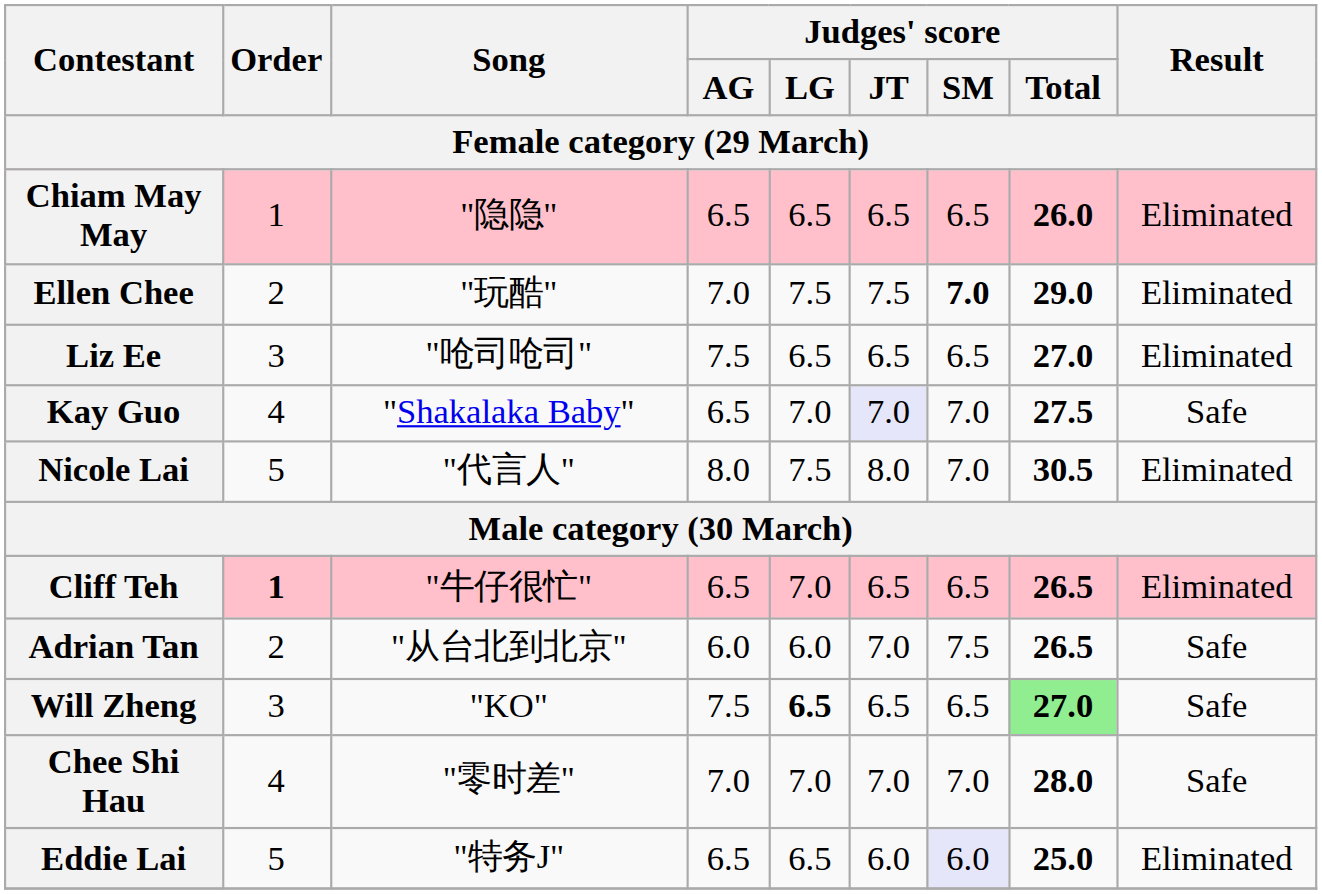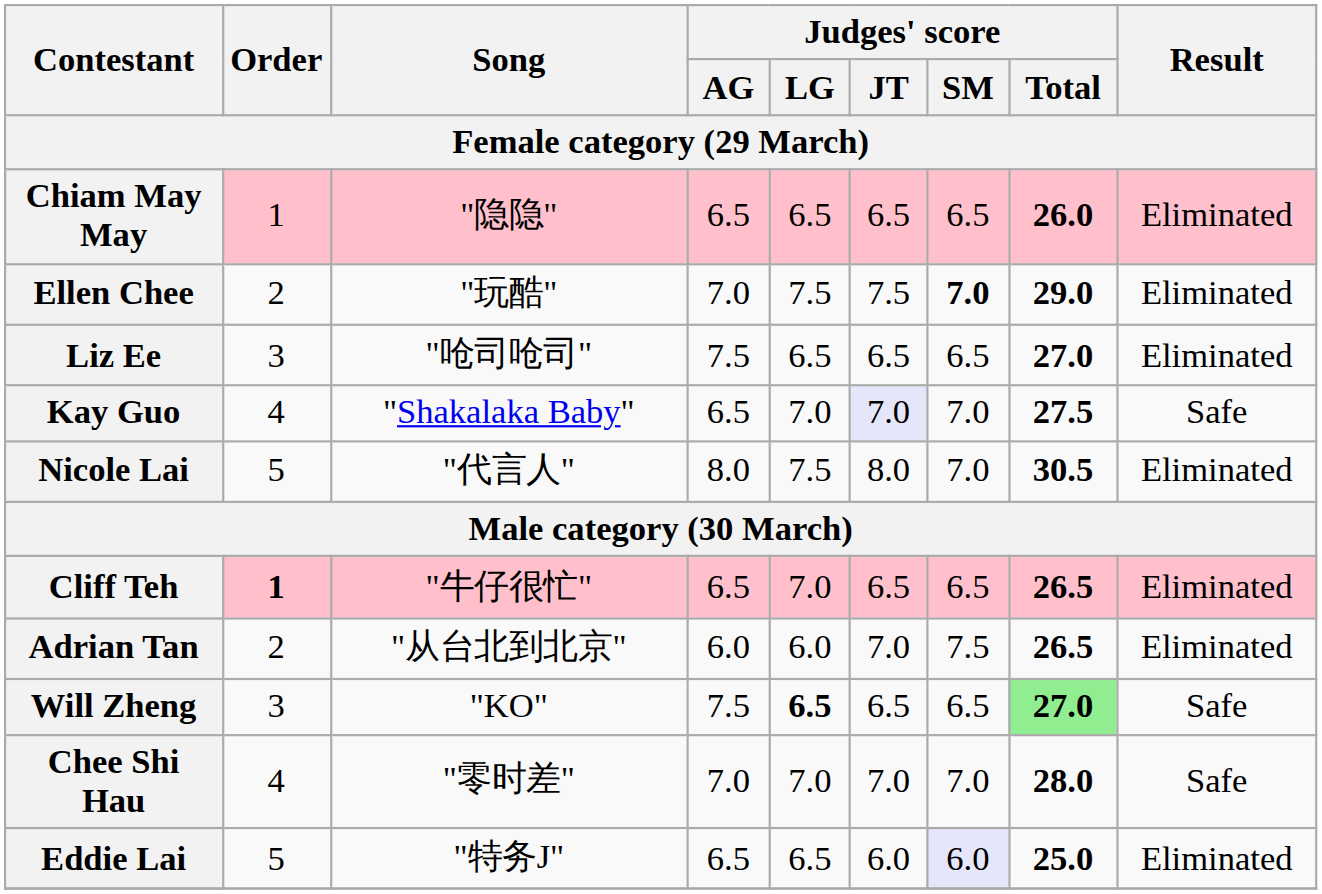(1217, 648) Safe -> (1217, 648) Eliminated
